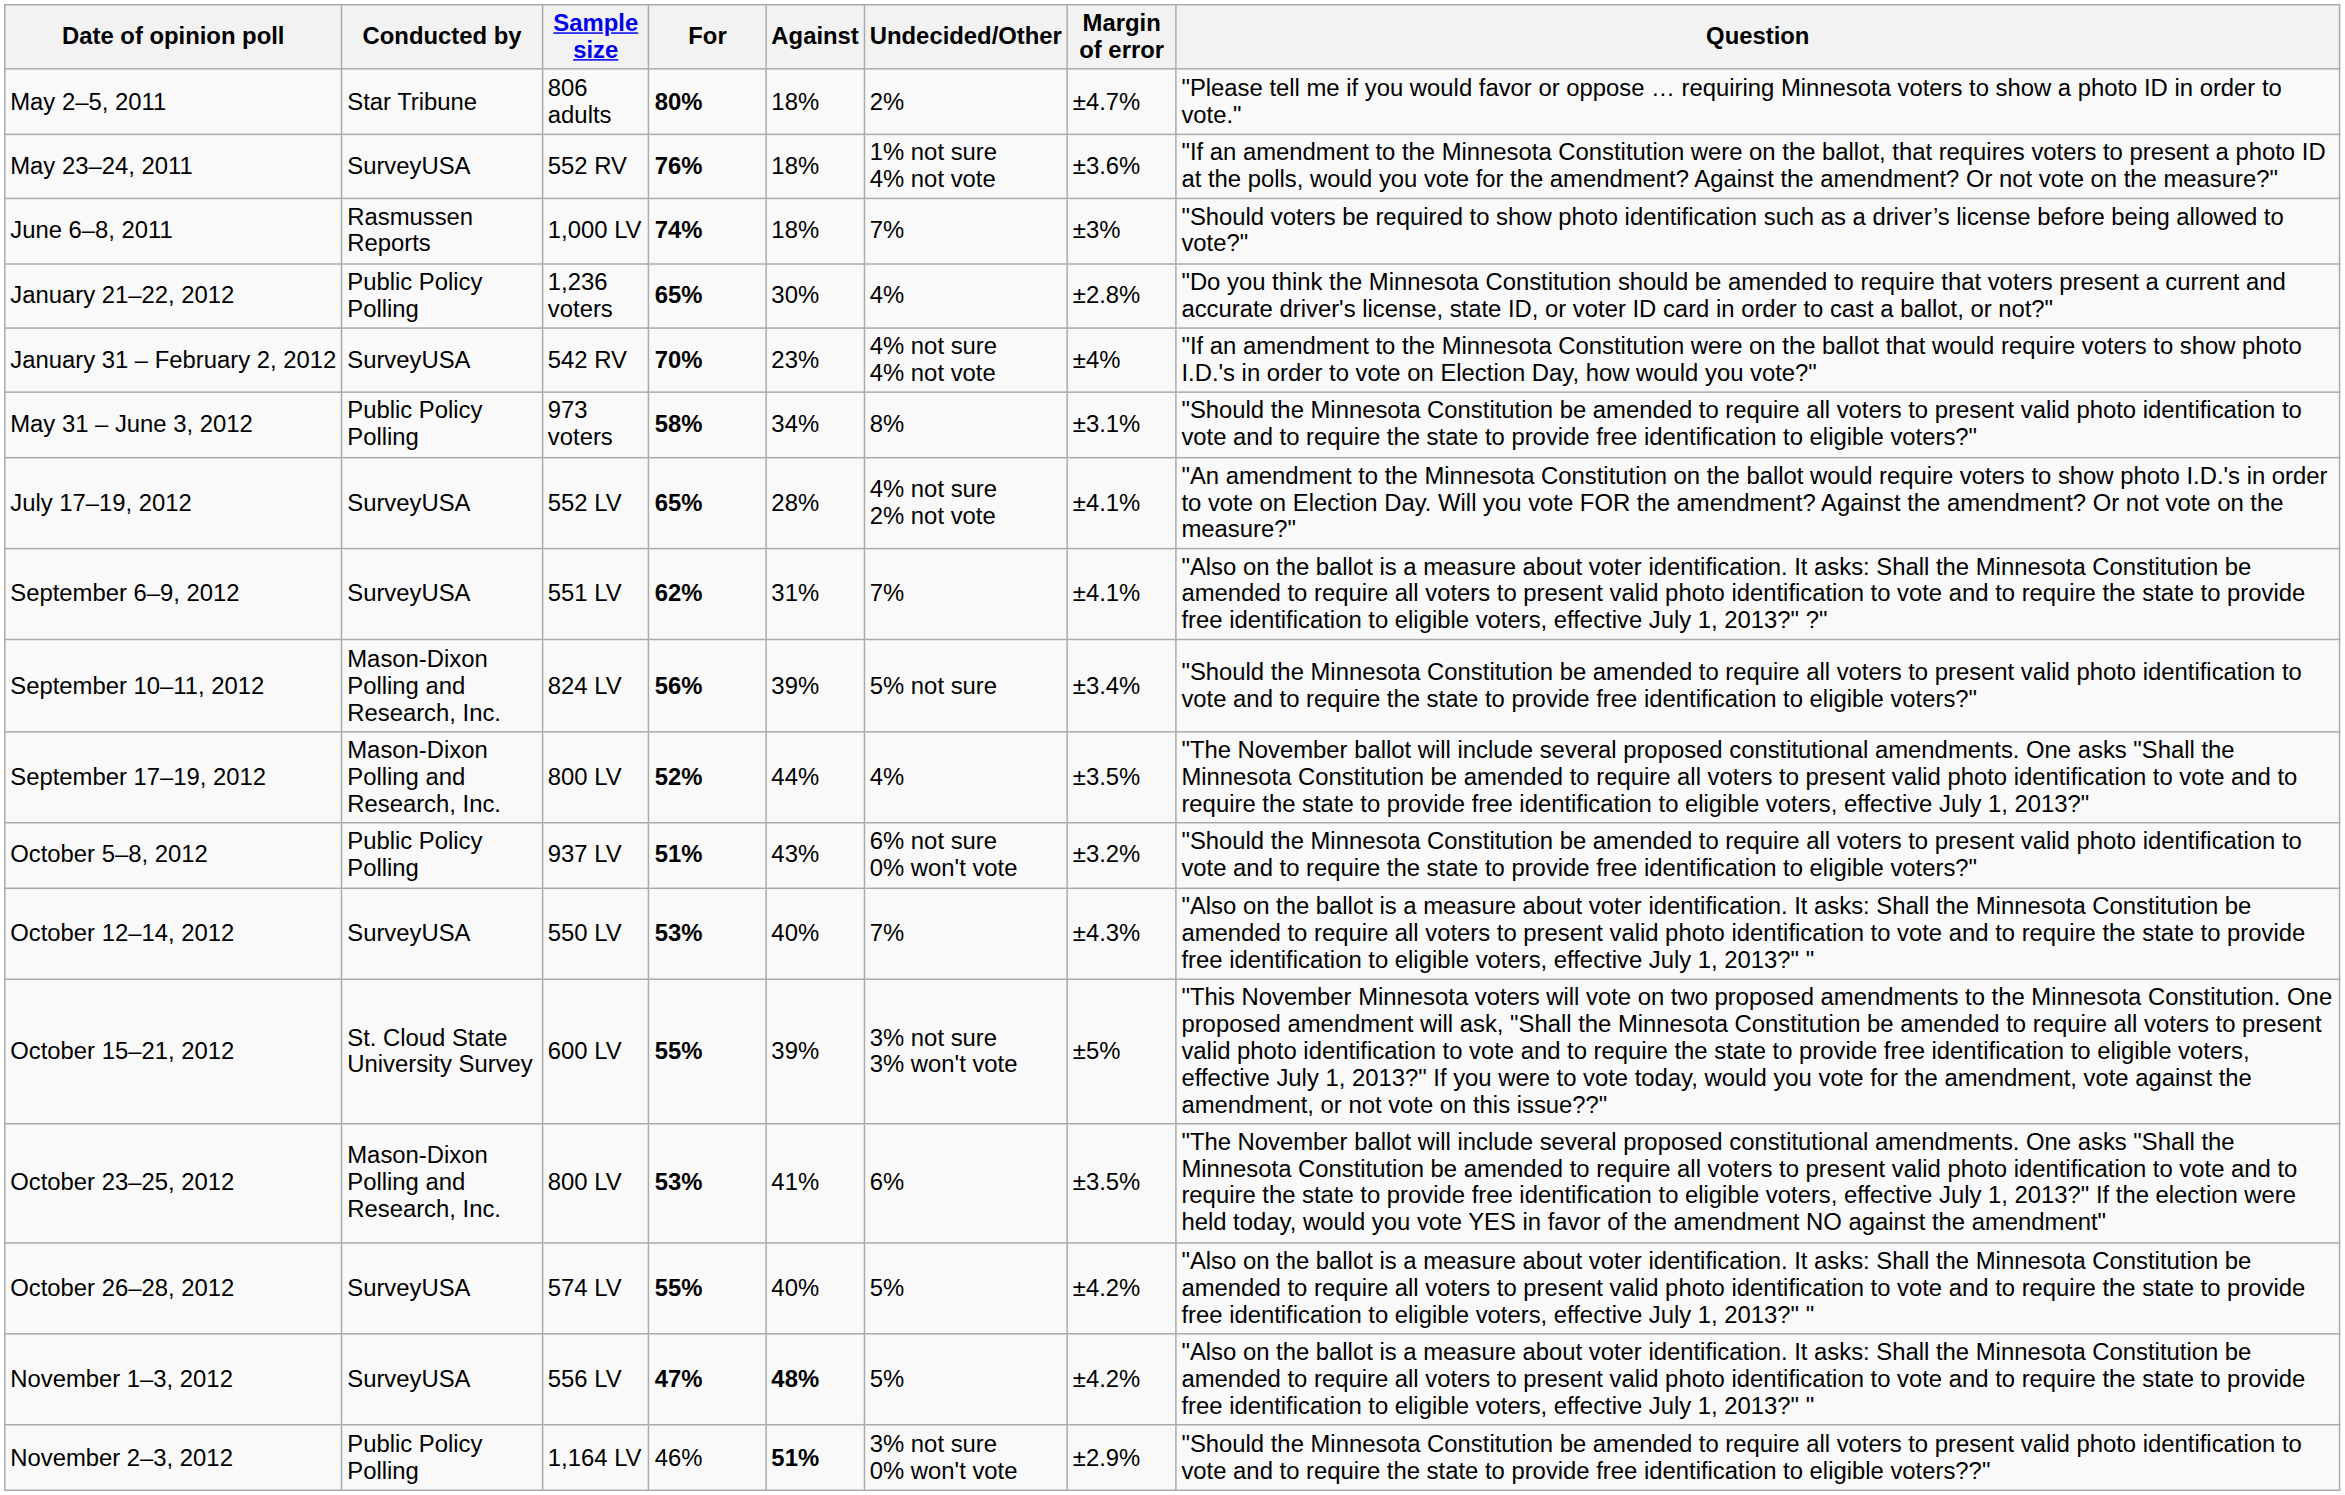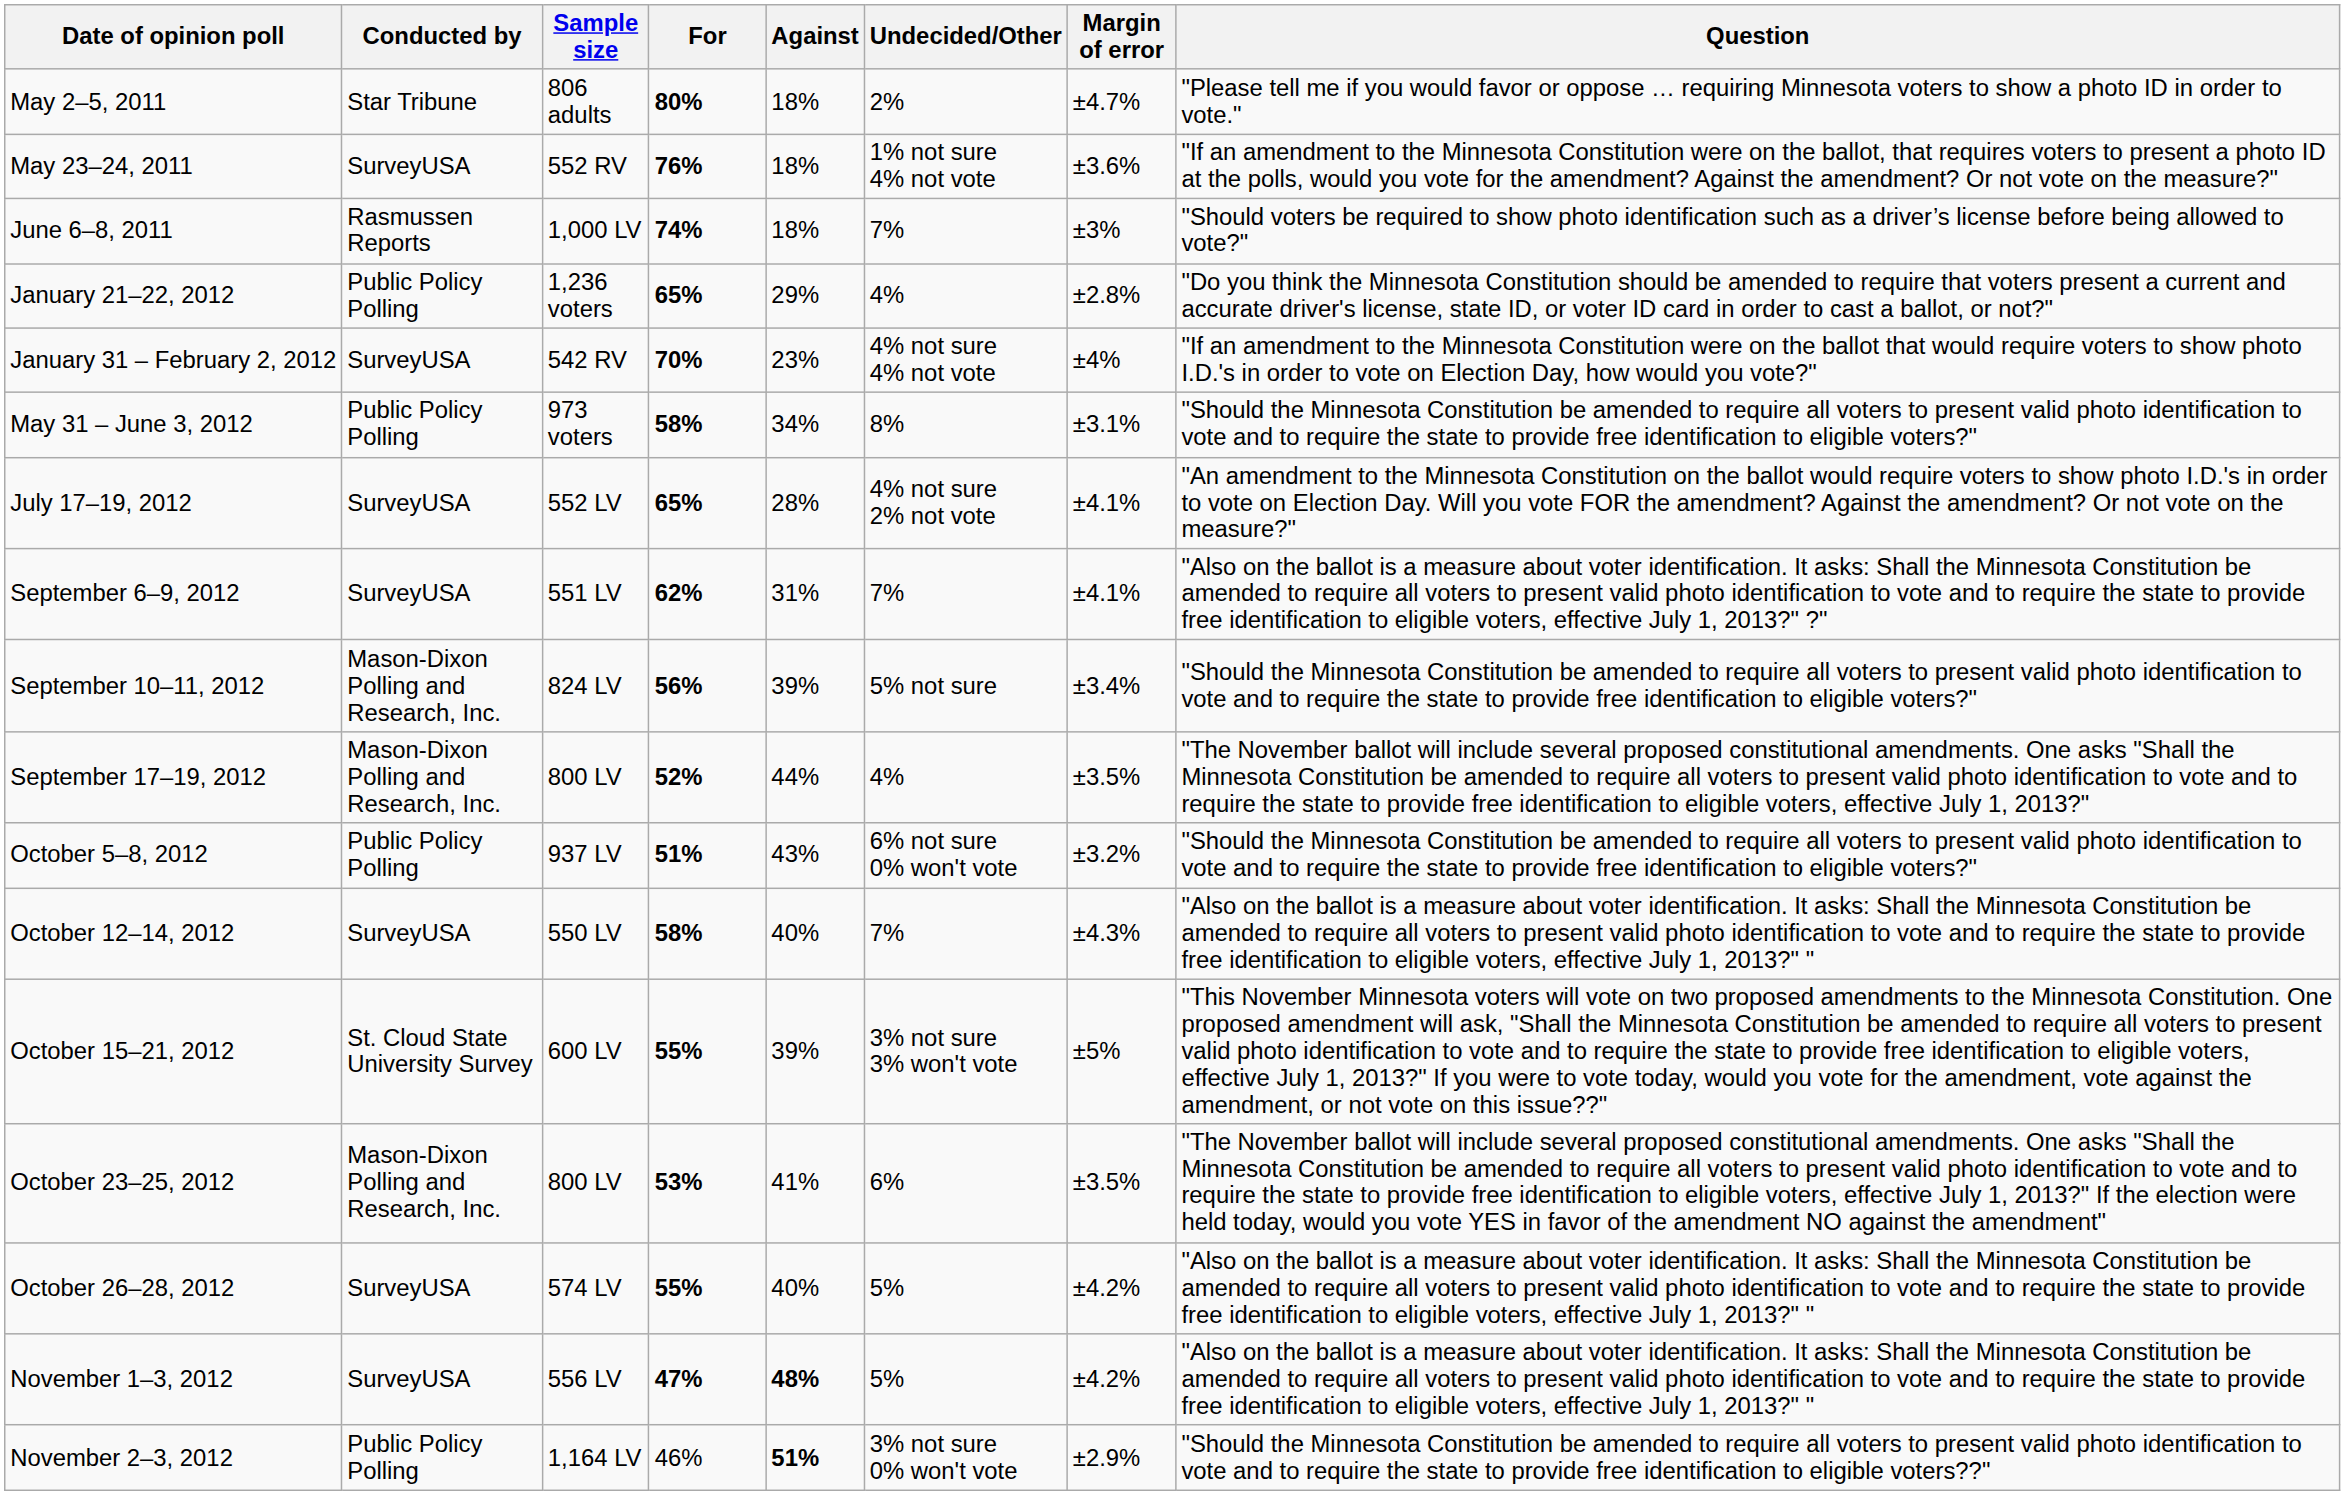(795, 295) 30% -> (795, 295) 29%
(679, 933) 53% -> (679, 933) 58%
